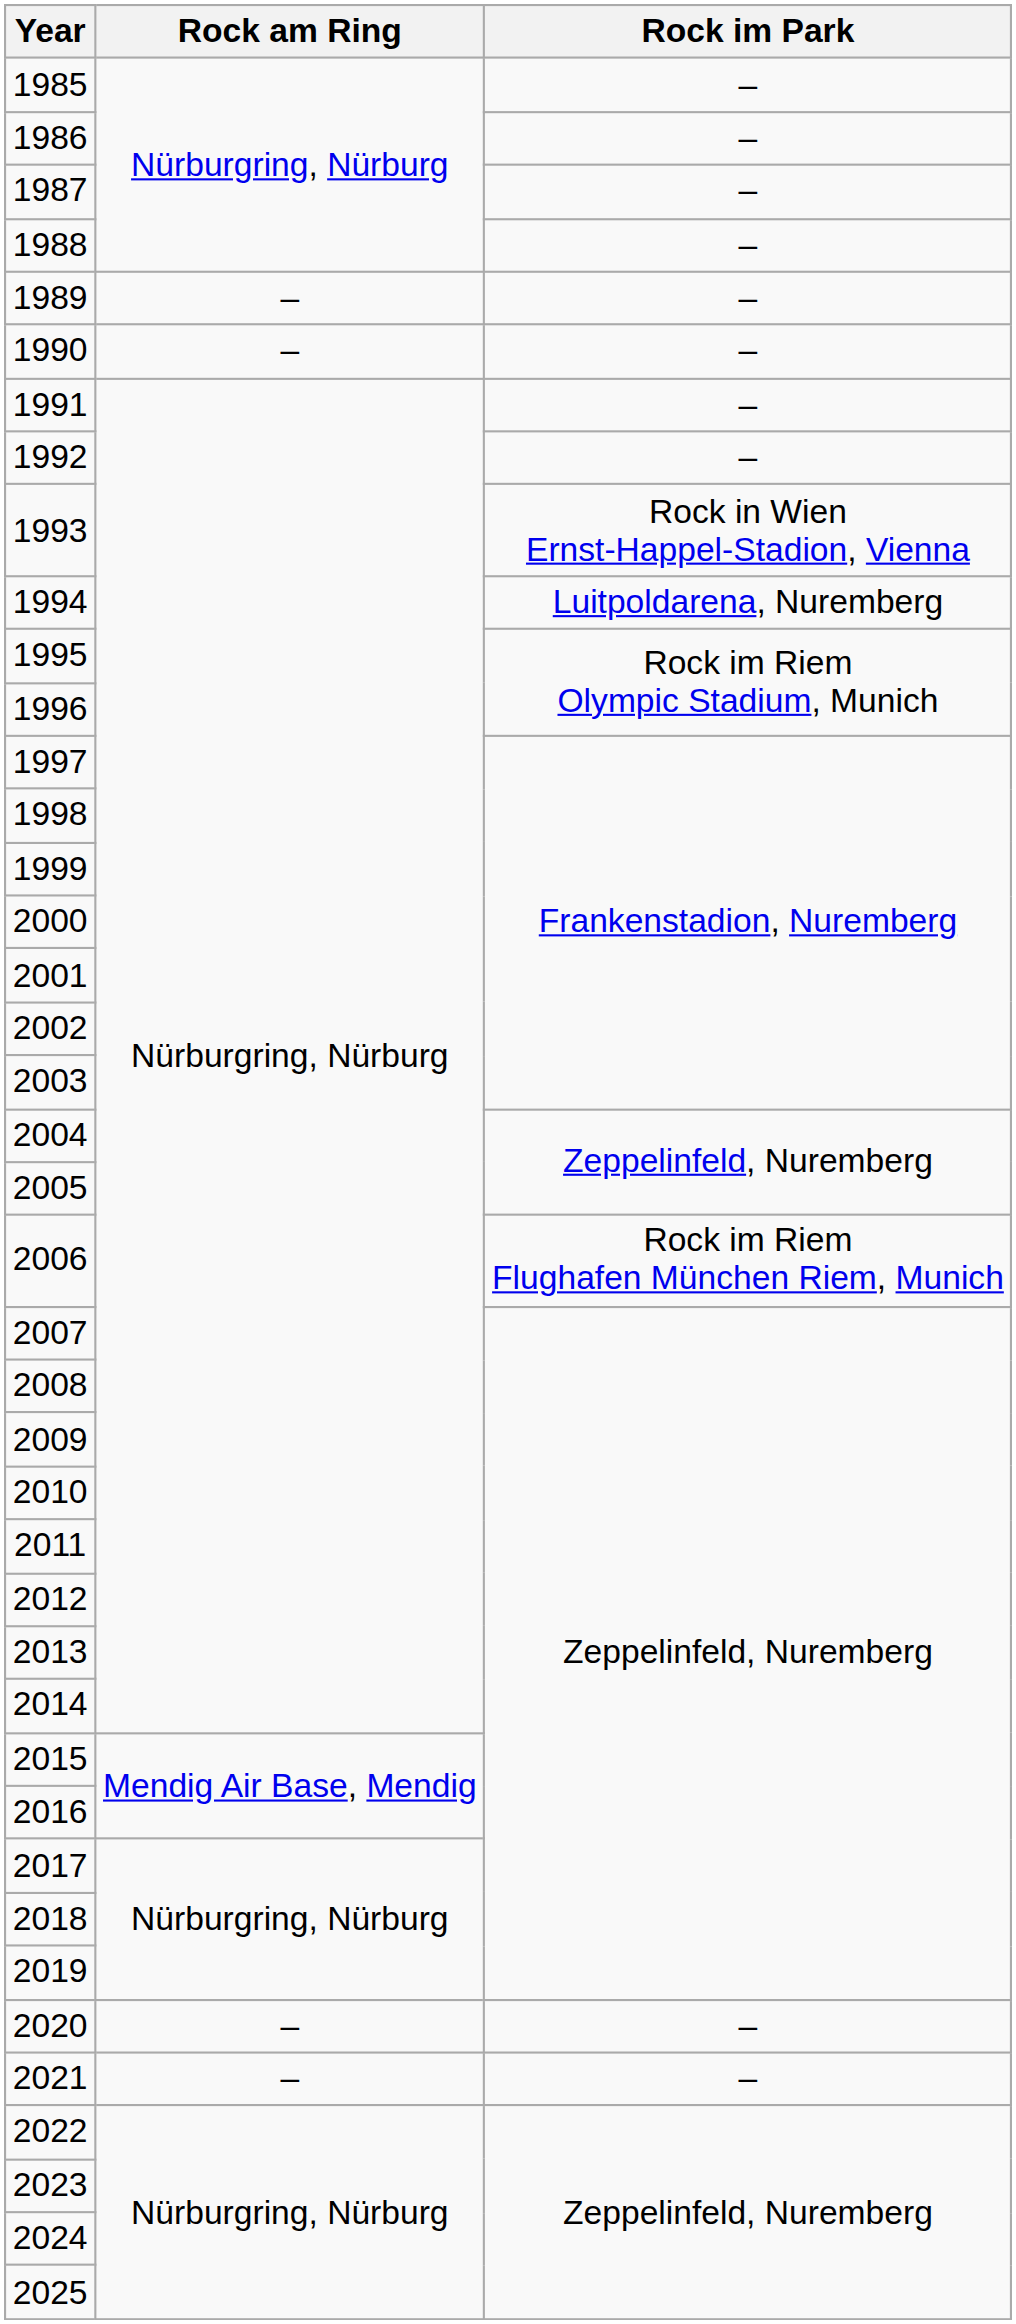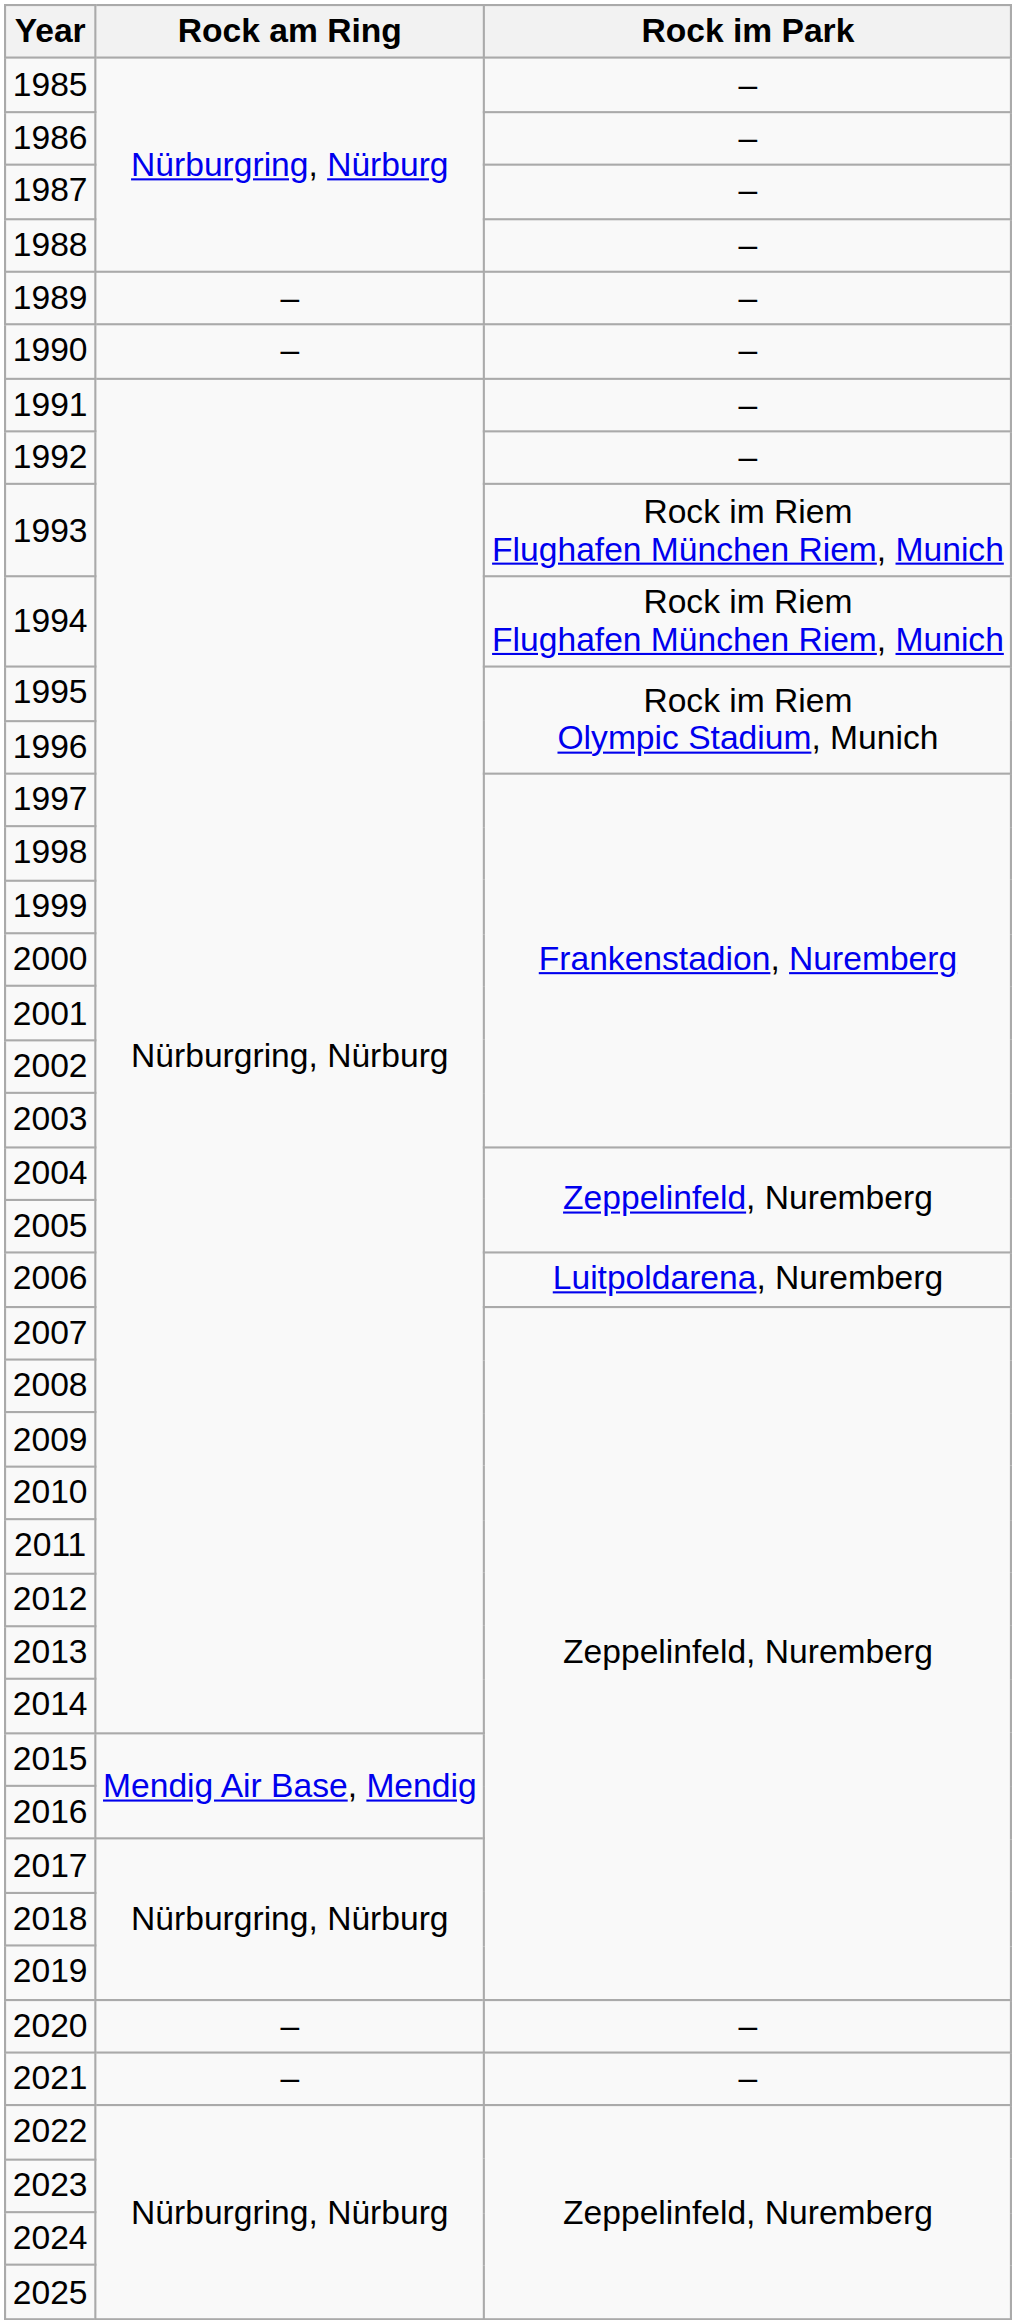(748, 529) Rock in Wien Ernst-Happel-Stadion, Vienna -> (748, 529) Rock im Riem Flughafen München Riem, Munich
(748, 601) Luitpoldarena, Nuremberg -> (748, 620) Rock im Riem Flughafen München Riem, Munich
(748, 1260) Rock im Riem Flughafen München Riem, Munich -> (748, 1279) Luitpoldarena, Nuremberg
